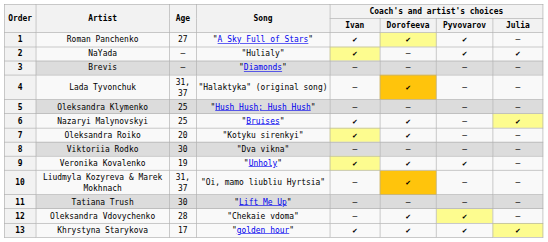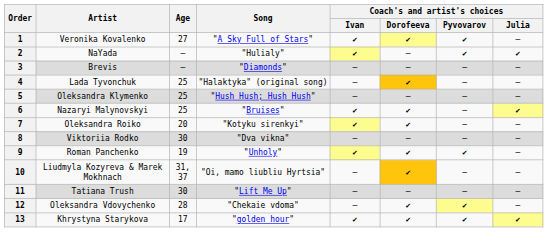(103, 40) Roman Panchenko -> (103, 40) Veronika Kovalenko
(183, 87) 31, 37 -> (183, 82) 25
(103, 163) Veronika Kovalenko -> (103, 153) Roman Panchenko
